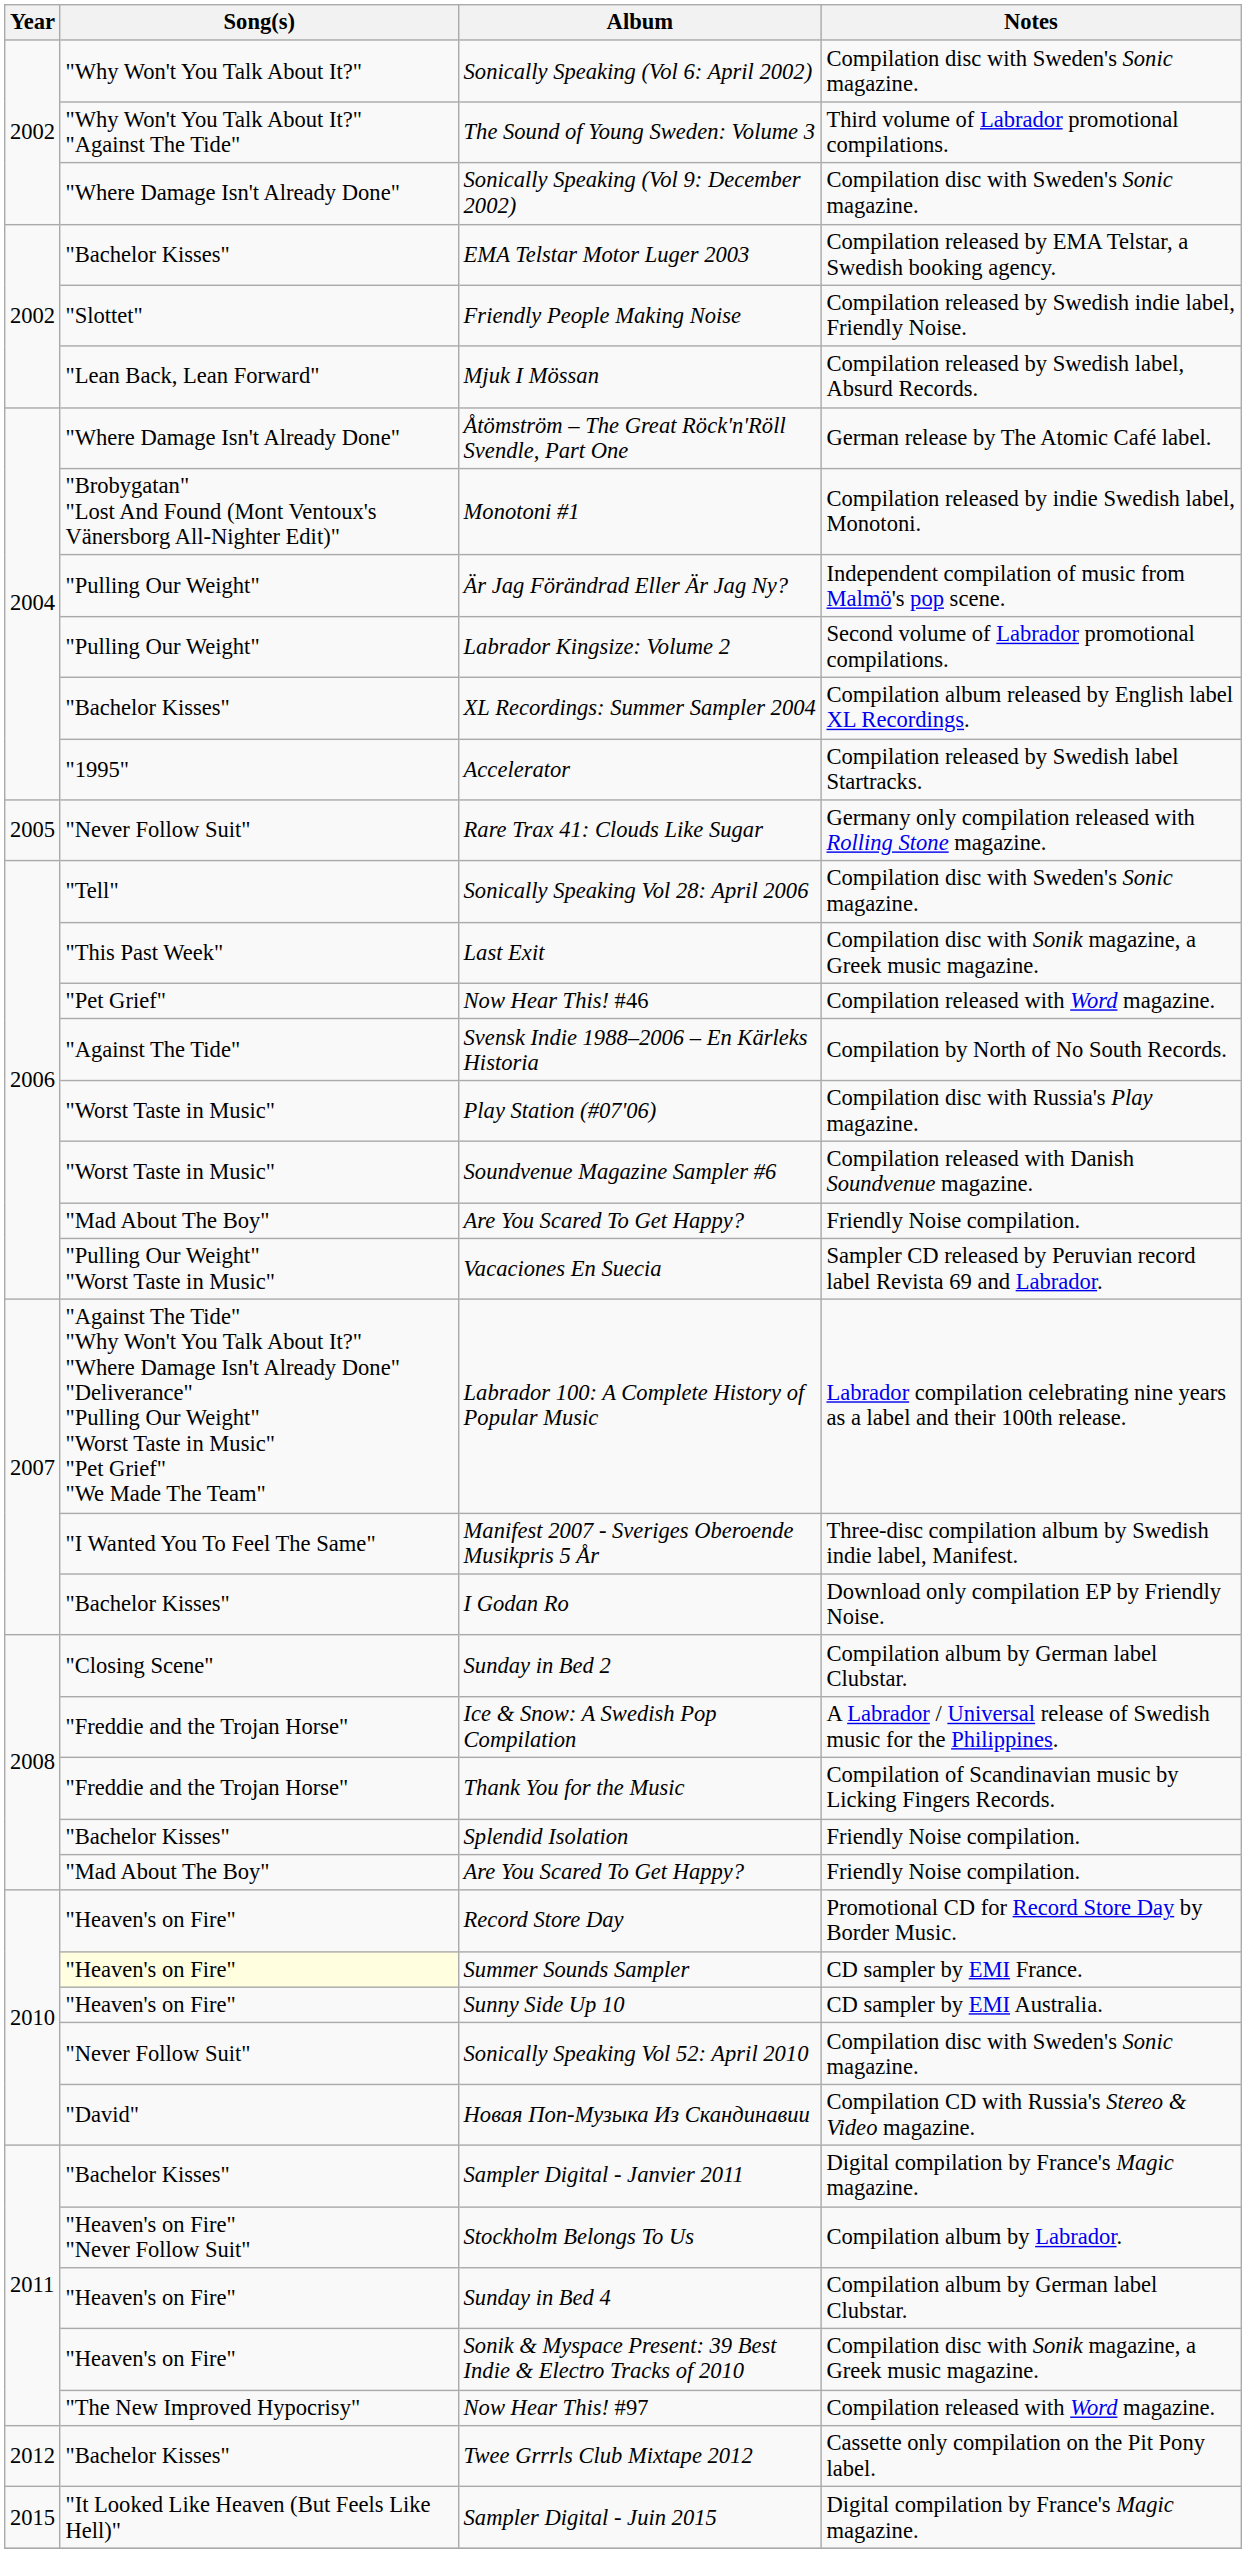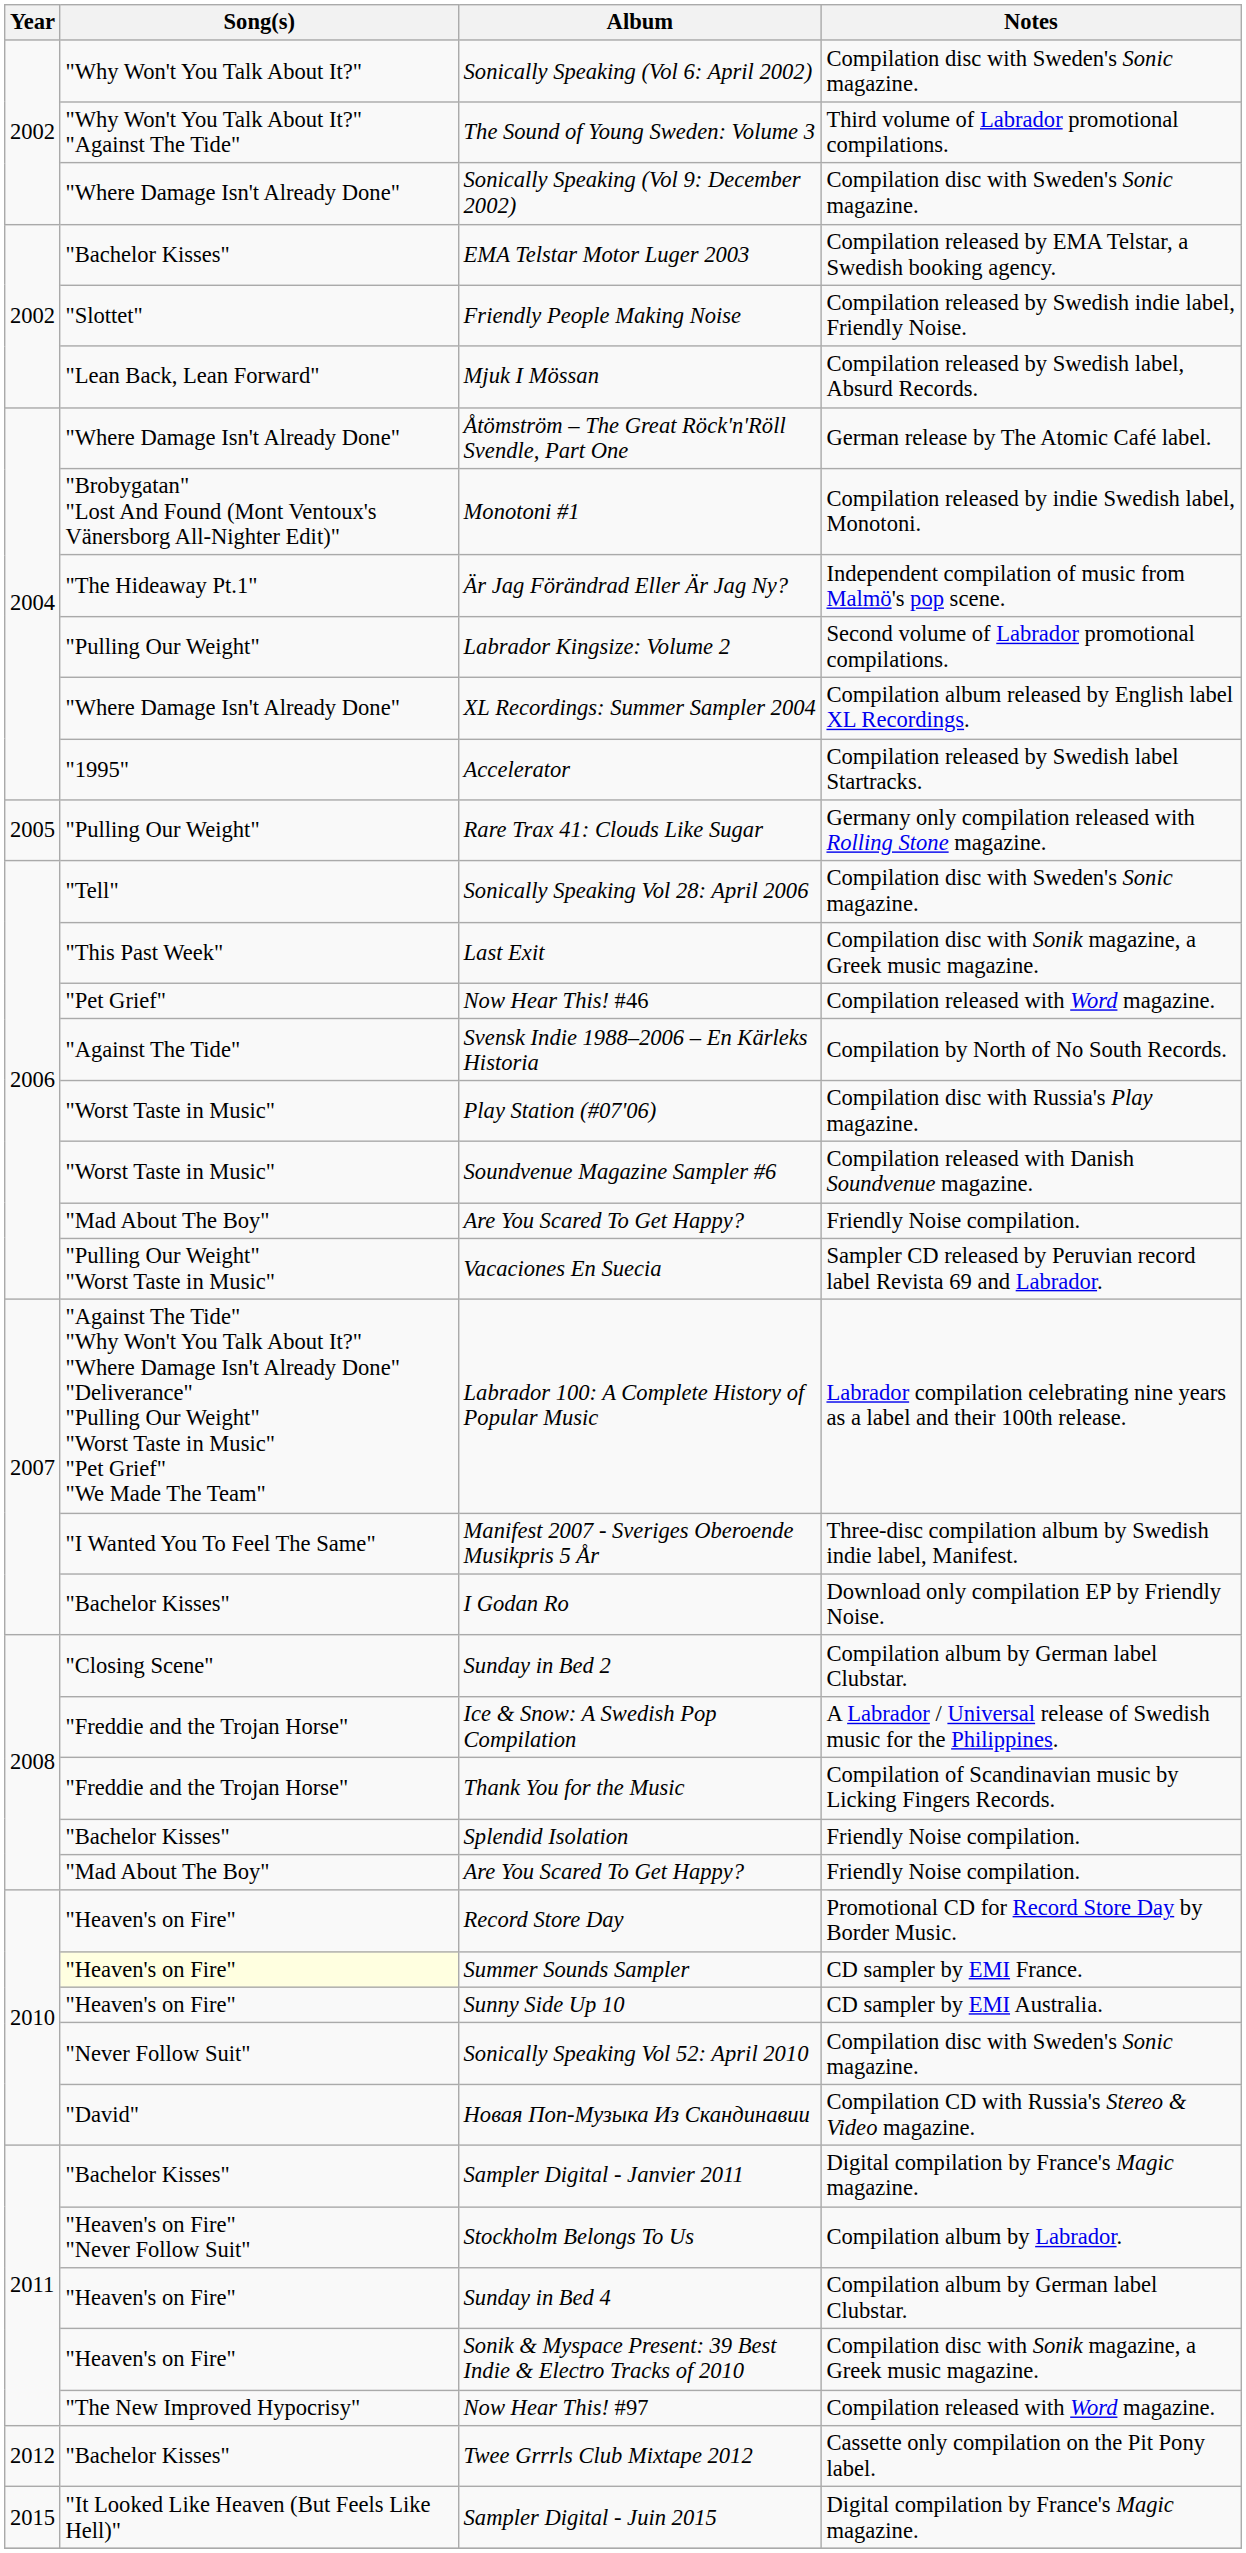(163, 585) "Pulling Our Weight" -> (161, 585) "The Hideaway Pt.1"
(148, 707) "Bachelor Kisses" -> (233, 707) "Where Damage Isn't Already Done"
(158, 830) "Never Follow Suit" -> (163, 830) "Pulling Our Weight"
